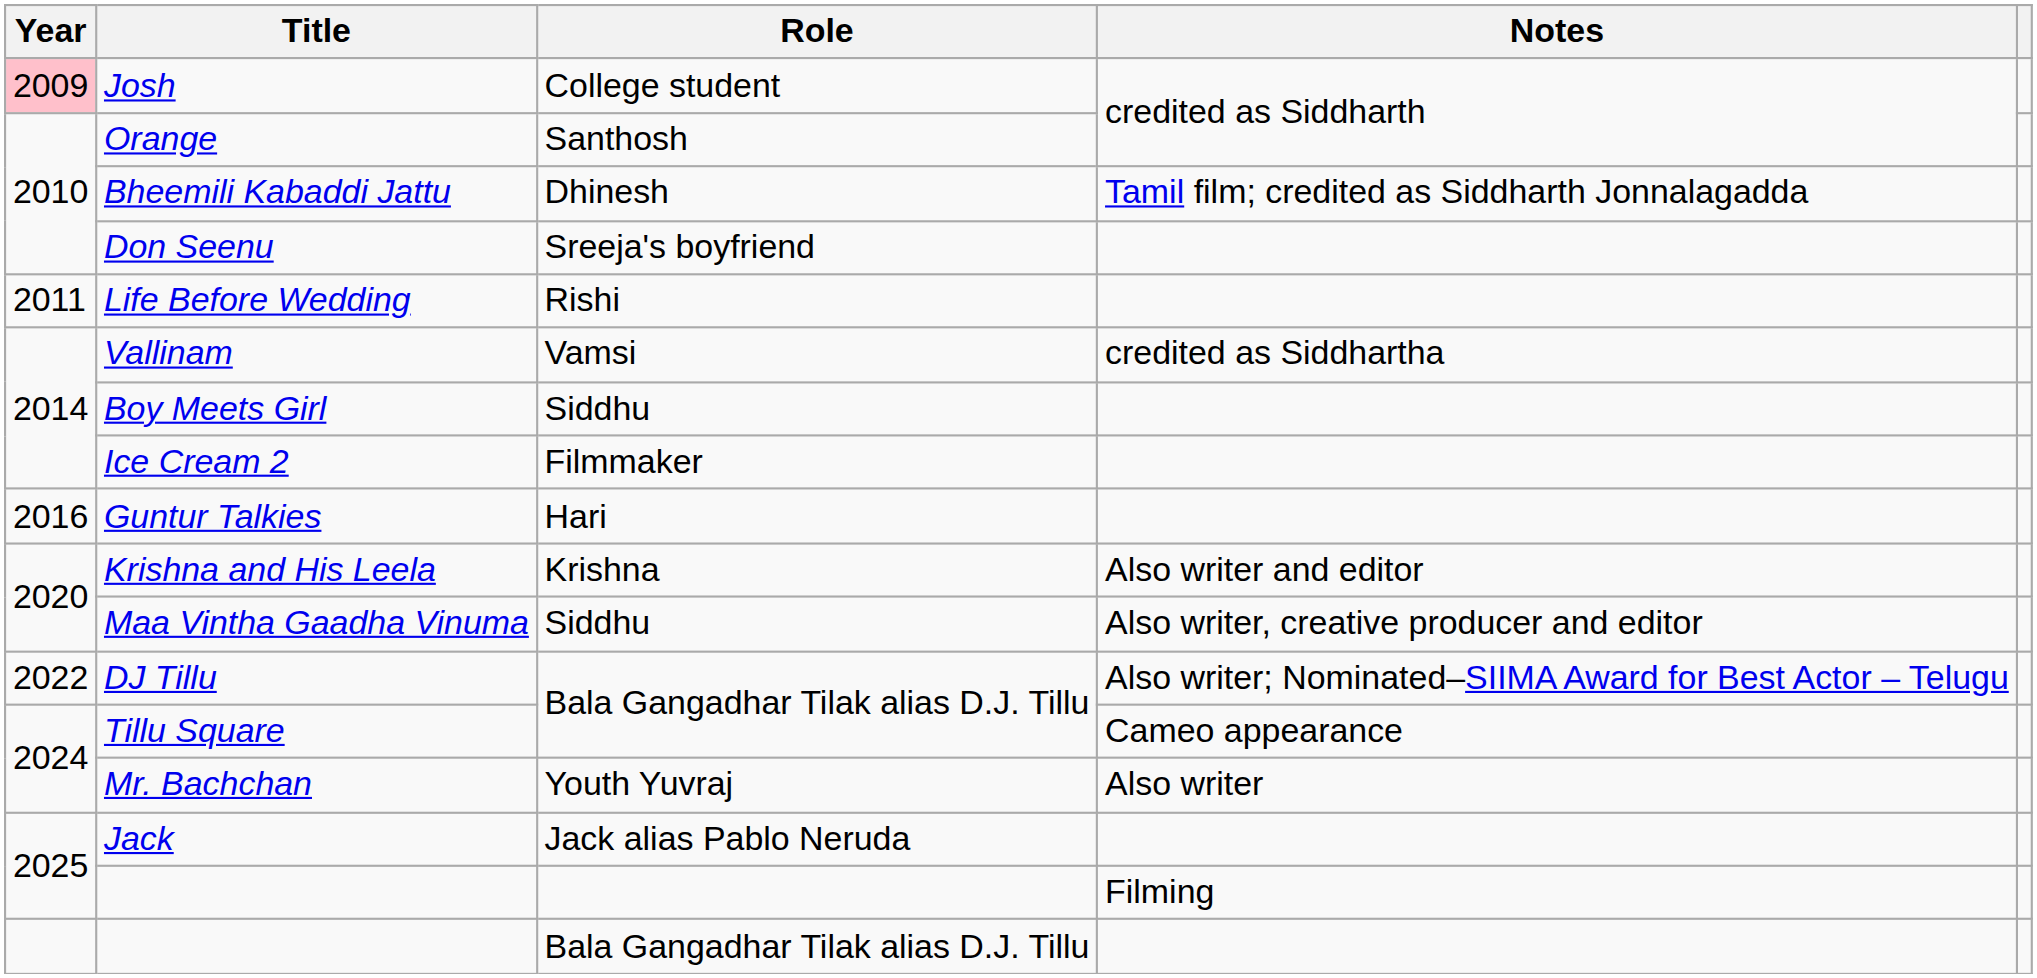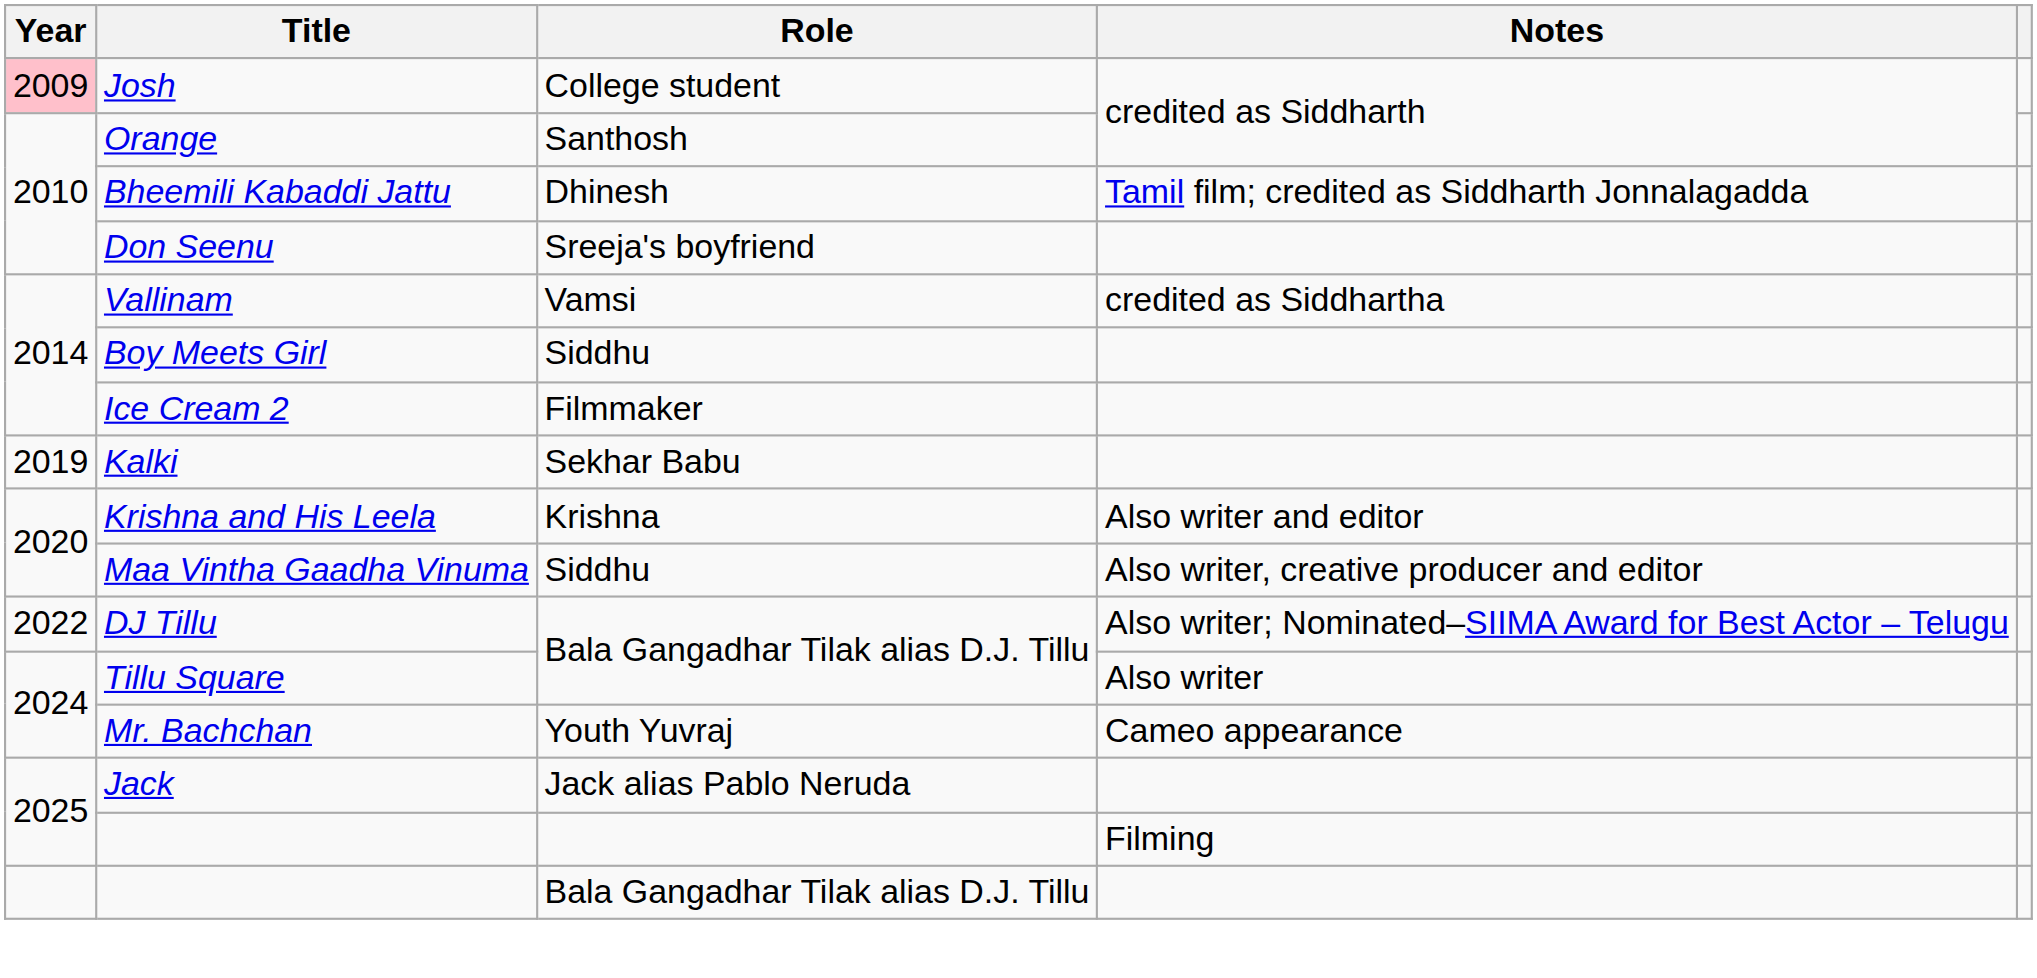- row: (257, 300)
- row: (213, 515)
+ row: (141, 461)
(1254, 730) Cameo appearance -> (1184, 676) Also writer
(1184, 784) Also writer -> (1254, 730) Cameo appearance
